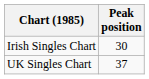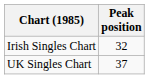(121, 45) 30 -> (121, 45) 32
